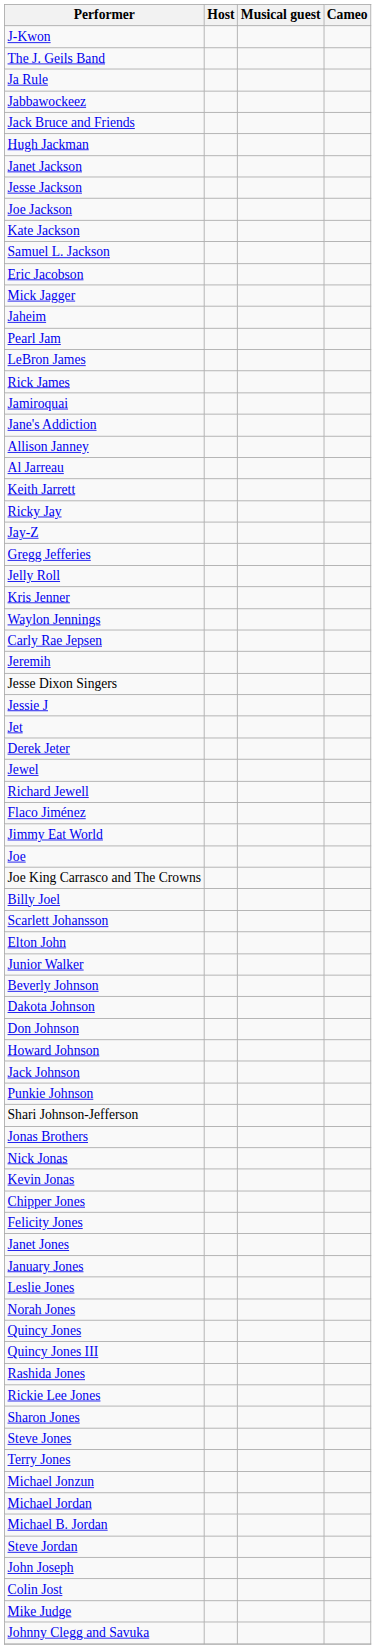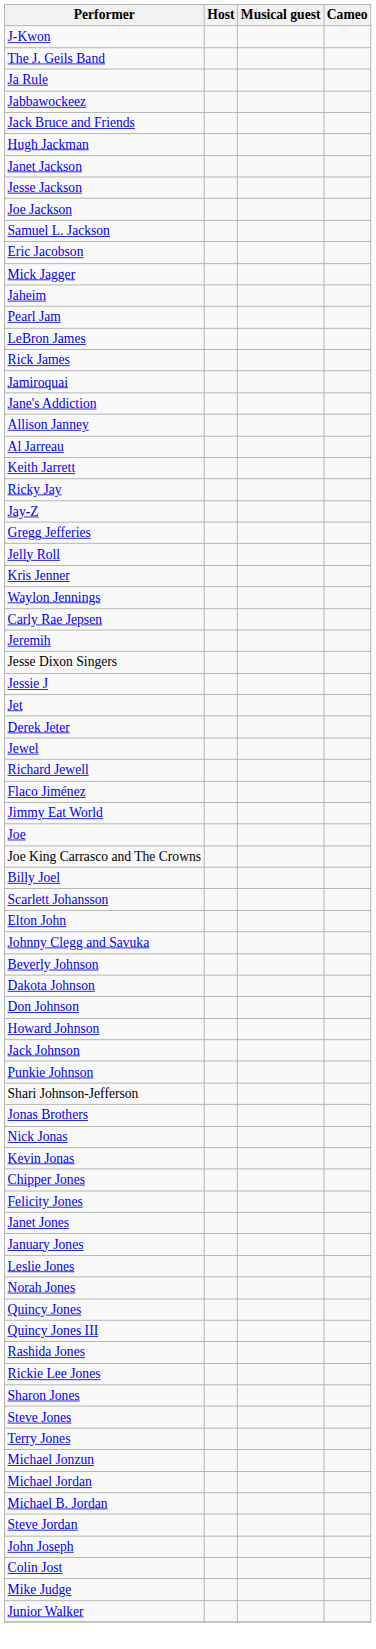- row: (44, 230)
rows swapped: (78, 1632) <-> (46, 964)
